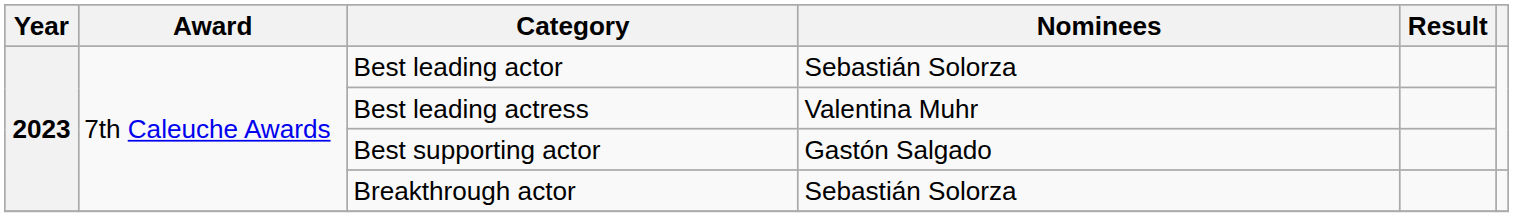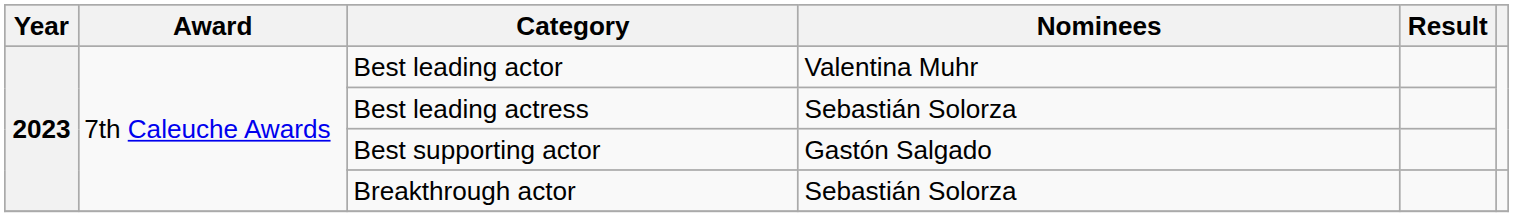(911, 67) Sebastián Solorza -> (891, 67) Valentina Muhr
(891, 109) Valentina Muhr -> (911, 109) Sebastián Solorza
